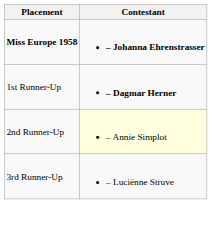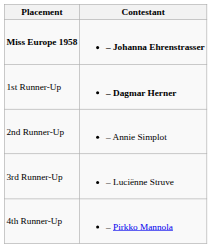(143, 137) lightyellow background -> (143, 137) no background
+ row: (34, 221)
